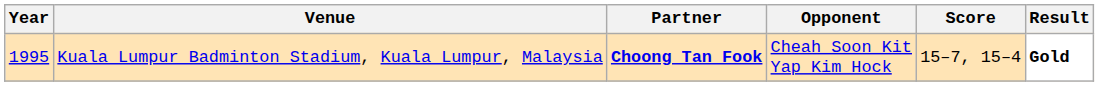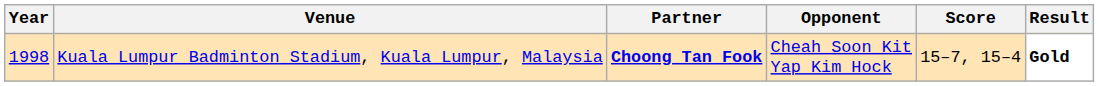(29, 57) 1995 -> (29, 57) 1998
